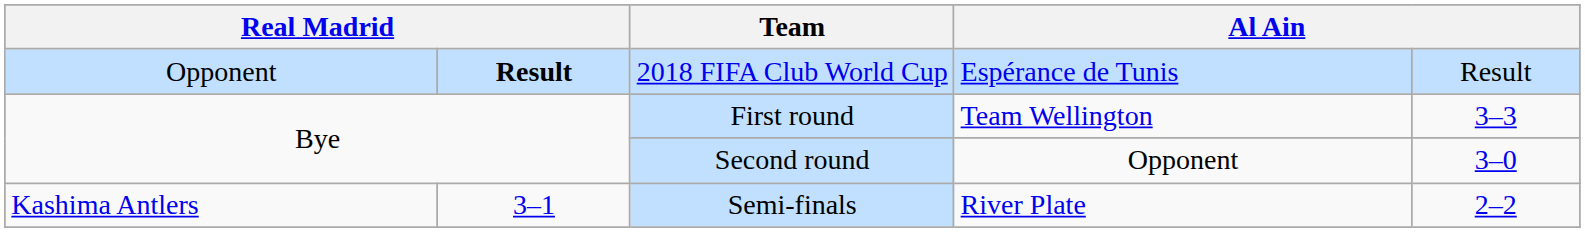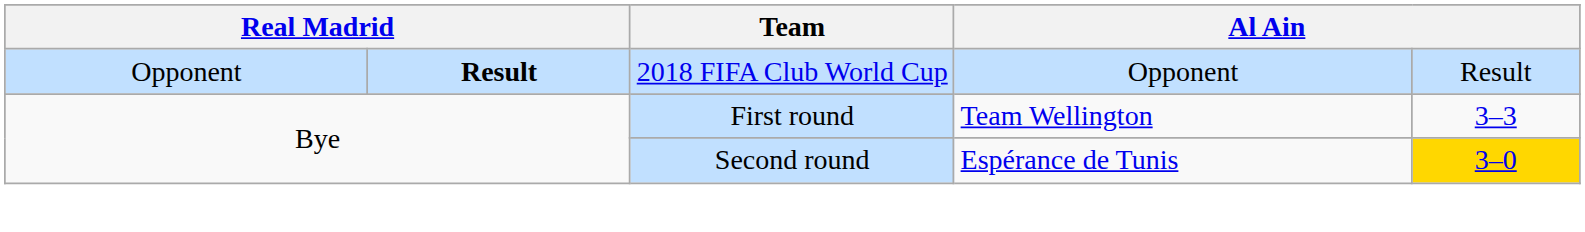(1070, 71) Espérance de Tunis -> (1183, 71) Opponent
(1183, 159) Opponent -> (1070, 159) Espérance de Tunis
(1496, 159) no background -> (1496, 159) gold background
- row: (792, 204)
